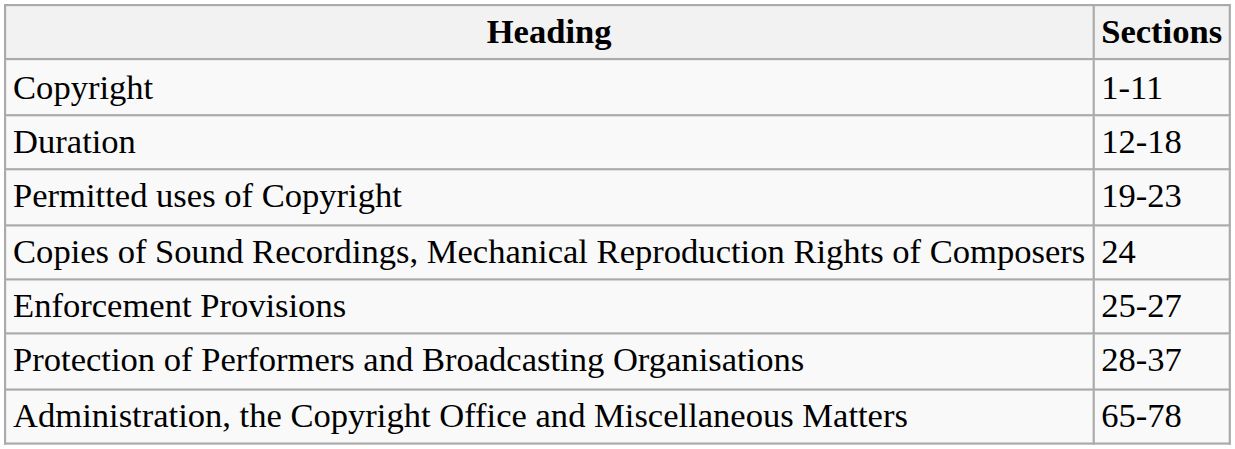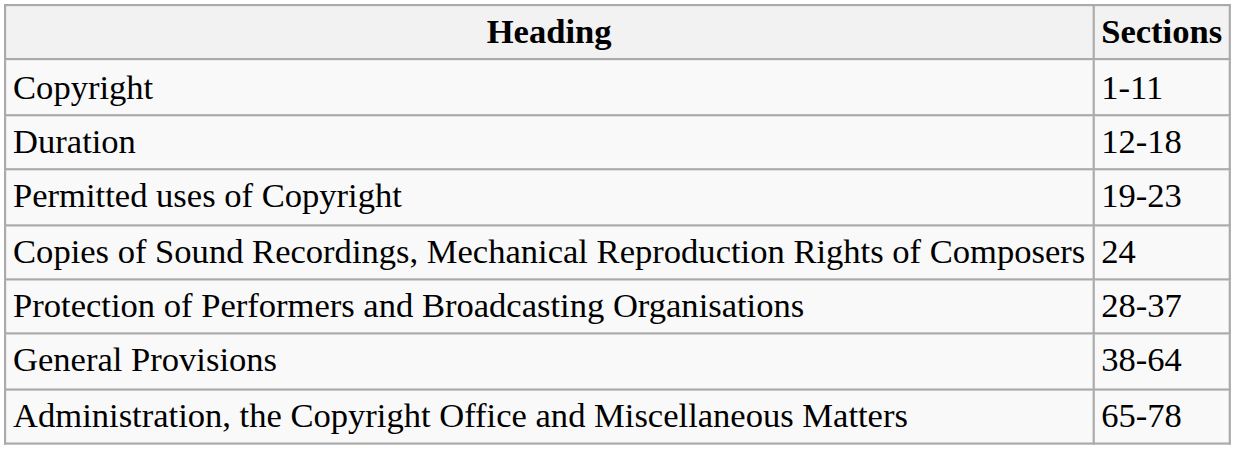- row: (180, 305)
+ row: (145, 360)
